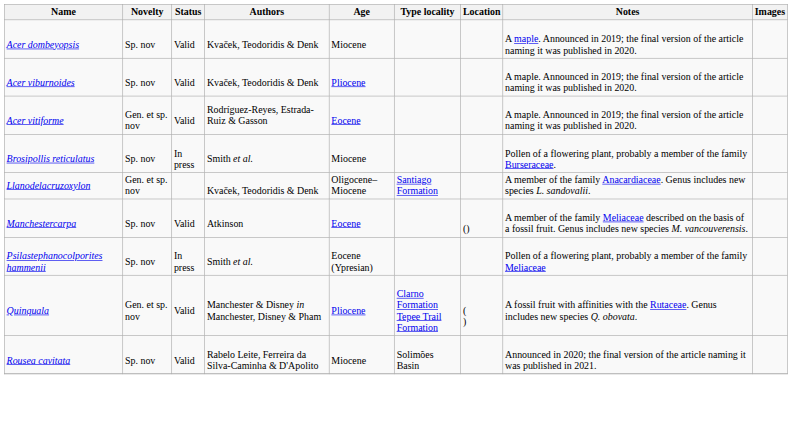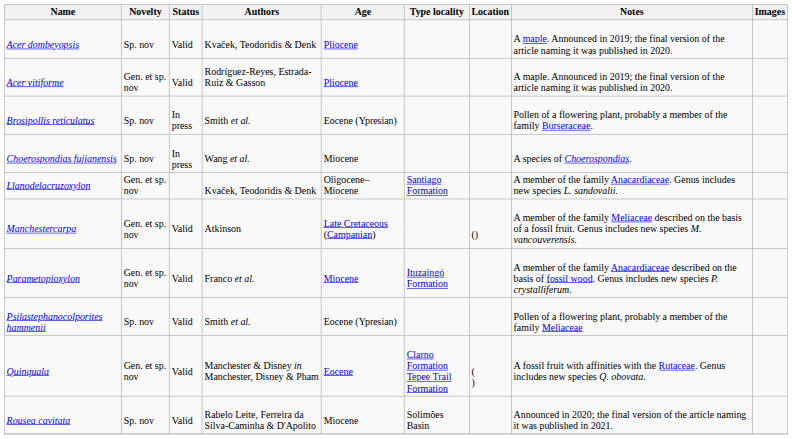(349, 44) Miocene -> (341, 44) Pliocene
- row: (41, 82)
(346, 120) Eocene -> (341, 82) Pliocene
(349, 158) Miocene -> (360, 120) Eocene (Ypresian)
+ row: (62, 158)
(140, 223) Sp. nov -> (145, 229) Gen. et sp. nov
(346, 223) Eocene -> (356, 229) Late Cretaceous (Campanian)
+ row: (43, 278)
(184, 261) In press -> (182, 322) Valid
(348, 311) Pliocene -> (338, 371) Eocene
